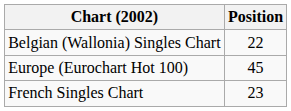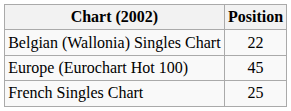(256, 93) 23 -> (256, 93) 25
